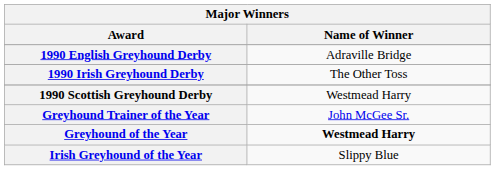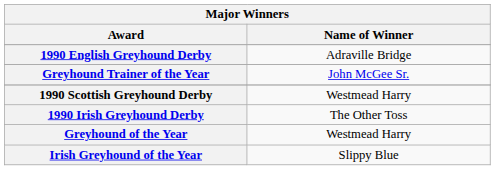rows swapped: (126, 74) <-> (126, 114)
(369, 134) bold -> (369, 134) normal
